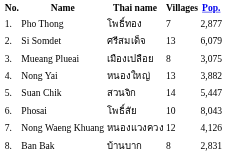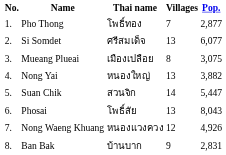(211, 41) 6,079 -> (211, 41) 6,077
(171, 110) 10 -> (171, 110) 13
(211, 128) 4,126 -> (211, 128) 4,926
(168, 145) 8 -> (168, 145) 9
